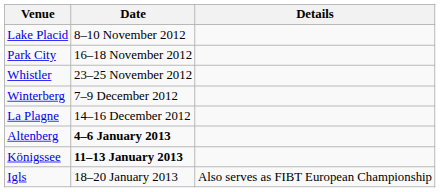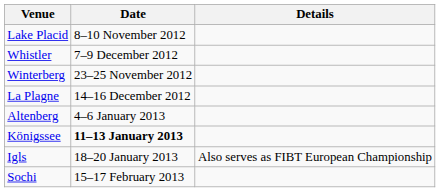- row: (32, 55)
(133, 75) 23–25 November 2012 -> (126, 55) 7–9 December 2012
(126, 95) 7–9 December 2012 -> (133, 75) 23–25 November 2012
(122, 136) bold -> (120, 116) normal
+ row: (22, 177)
